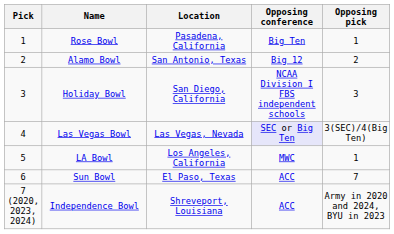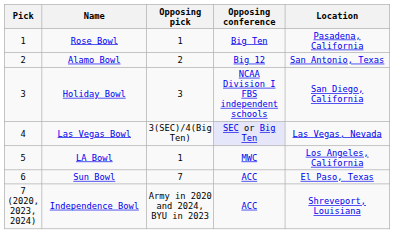columns swapped: (199, 16) <-> (356, 16)
